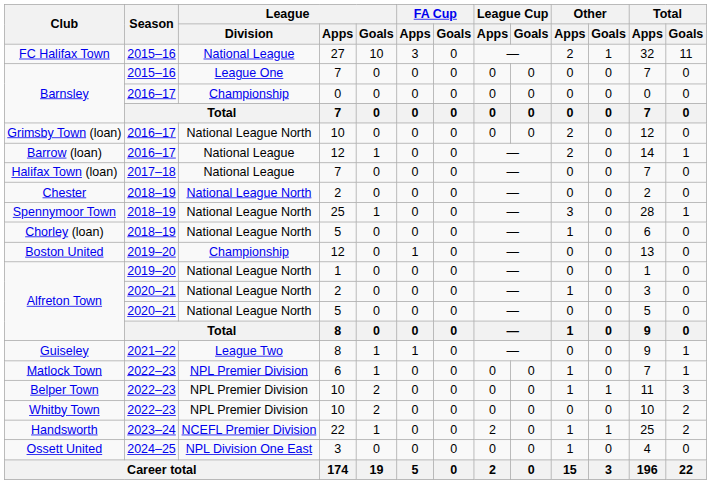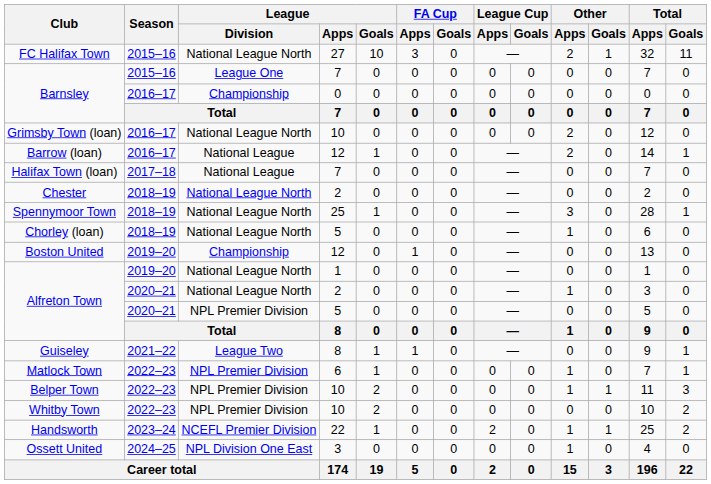(249, 53) National League -> (249, 53) National League North
(249, 311) National League North -> (249, 311) NPL Premier Division
